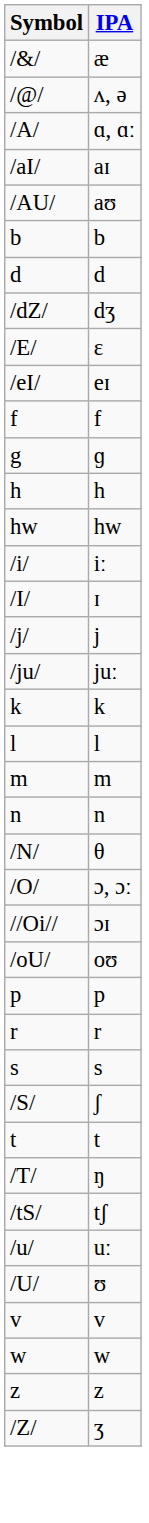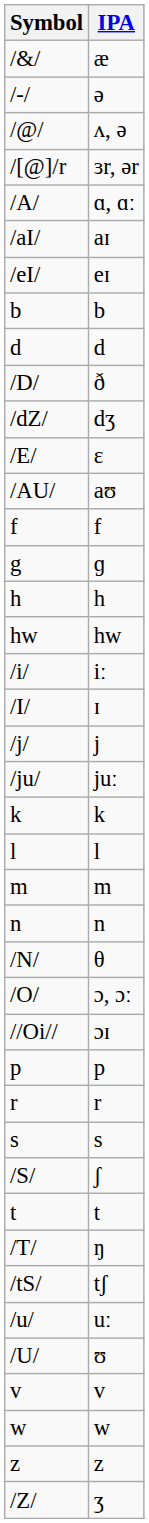+ row: (20, 94)
+ row: (38, 166)
rows swapped: (33, 202) <-> (25, 382)
+ row: (24, 382)
- row: (30, 959)
